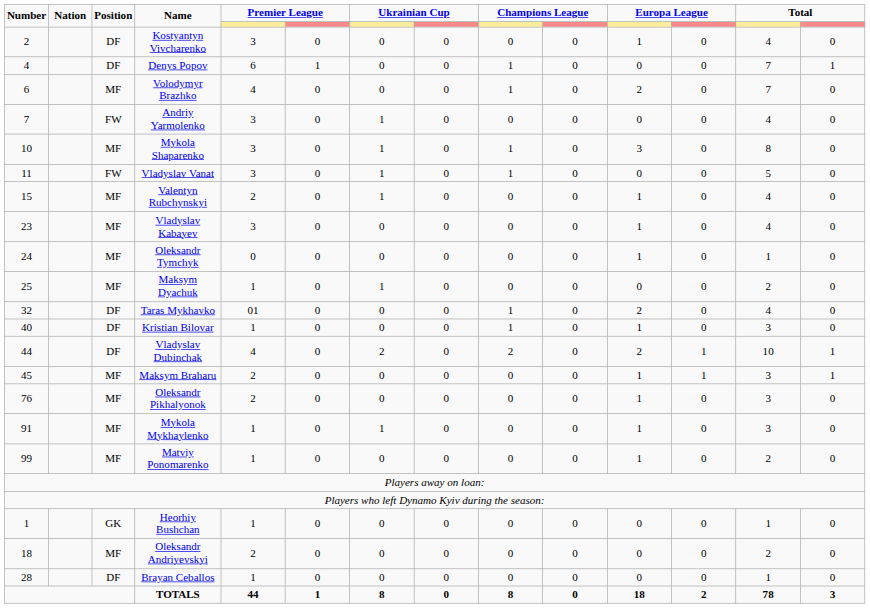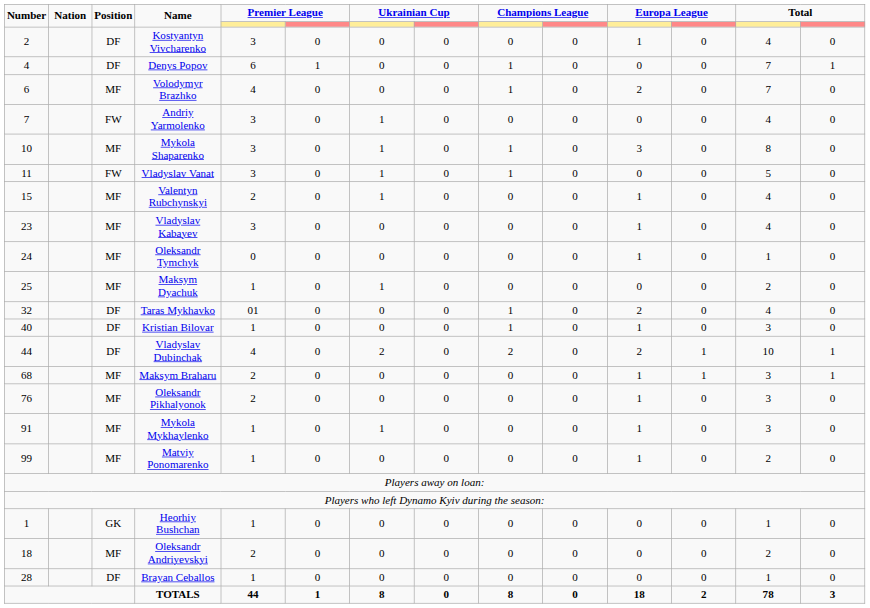(27, 375) 45 -> (27, 375) 68
